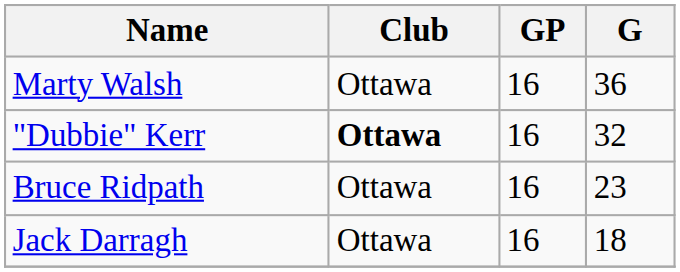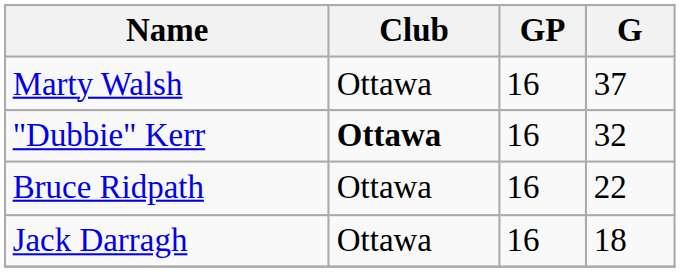(610, 82) 36 -> (610, 82) 37
(610, 187) 23 -> (610, 187) 22
